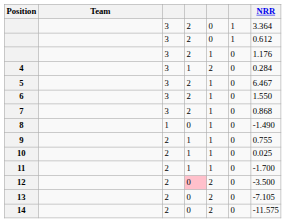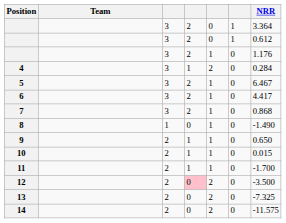(262, 97) 1.550 -> (262, 97) 4.417
(262, 140) 0.755 -> (262, 140) 0.650
(262, 154) 0.025 -> (262, 154) 0.015
(264, 197) -7.105 -> (264, 197) -7.325
